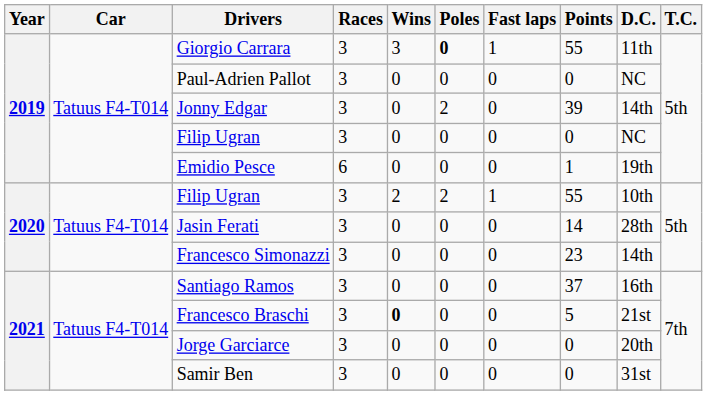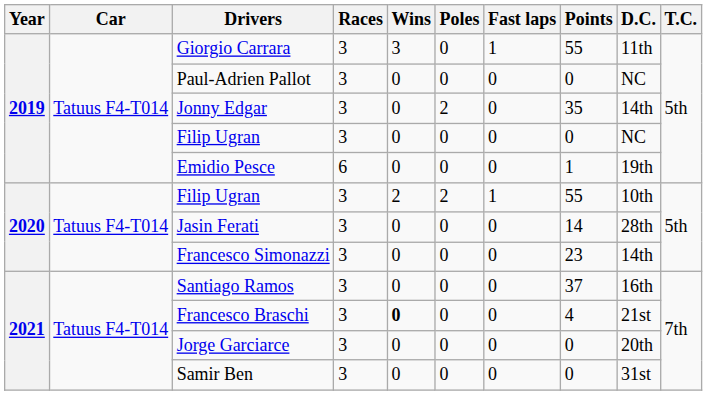(444, 48) bold -> (444, 48) normal
(574, 107) 39 -> (574, 107) 35
(569, 315) 5 -> (569, 315) 4
